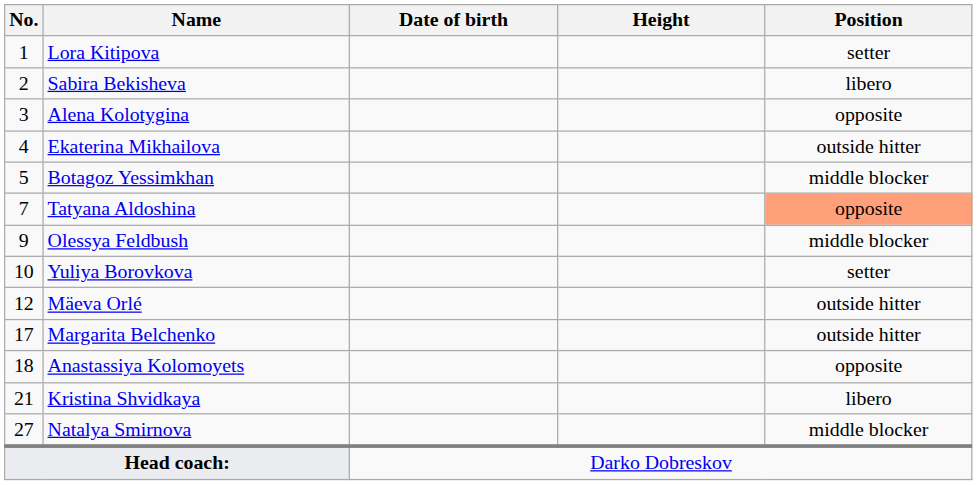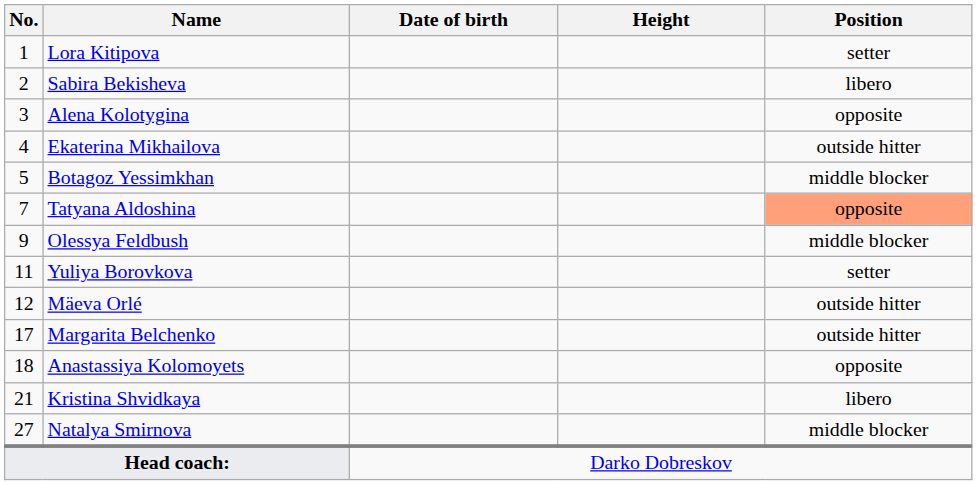(24, 271) 10 -> (24, 271) 11
